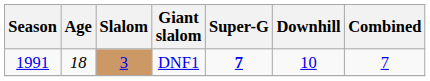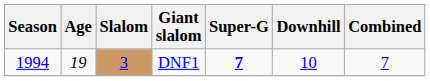(33, 62) 1991 -> (33, 62) 1994
(78, 62) 18 -> (78, 62) 19
